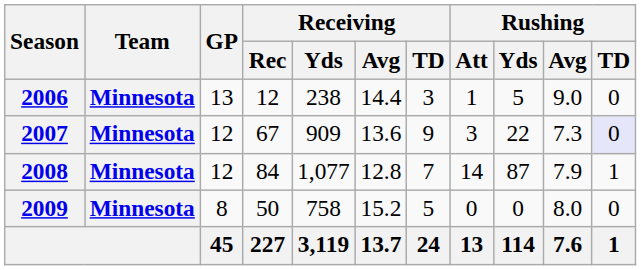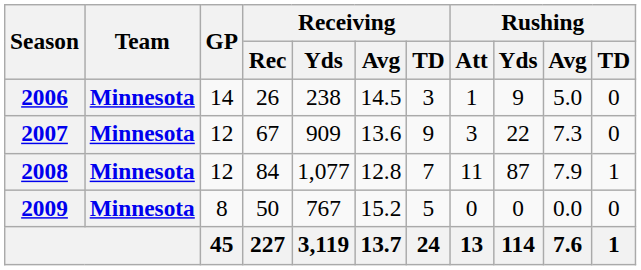(222, 97) 13 -> (222, 97) 14
(268, 97) 12 -> (268, 97) 26
(381, 97) 14.4 -> (381, 97) 14.5
(518, 97) 5 -> (518, 97) 9
(568, 97) 9.0 -> (568, 97) 5.0
(614, 134) lavender background -> (614, 134) no background
(472, 171) 14 -> (472, 171) 11
(323, 208) 758 -> (323, 208) 767
(568, 208) 8.0 -> (568, 208) 0.0
